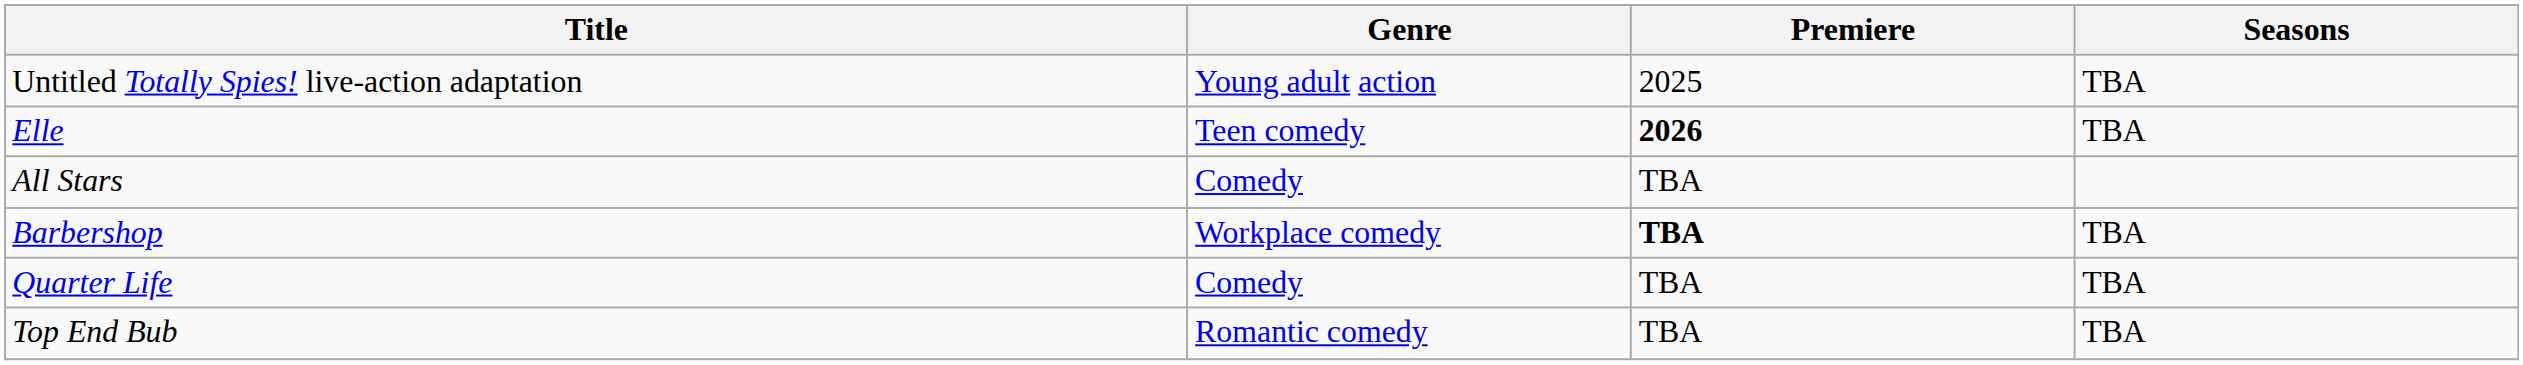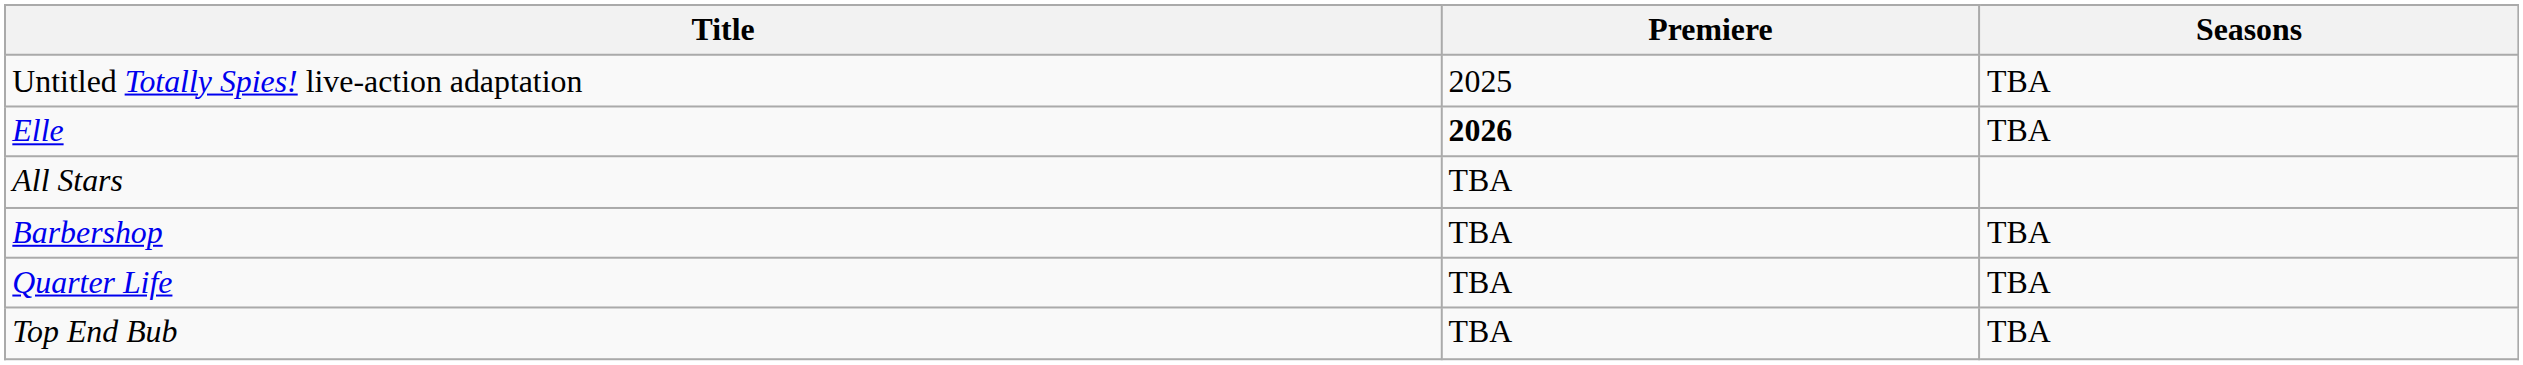- column: (1410, 29)
(1671, 231) bold -> (1480, 231) normal
